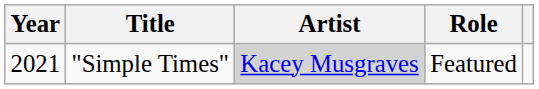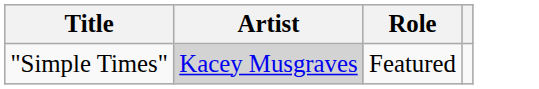- column: (35, 24)
